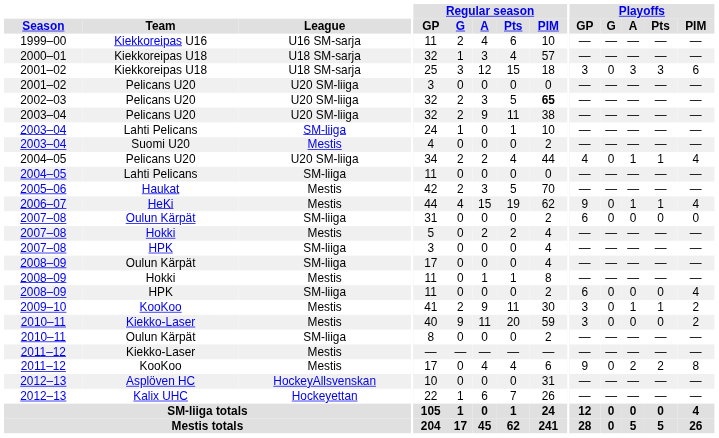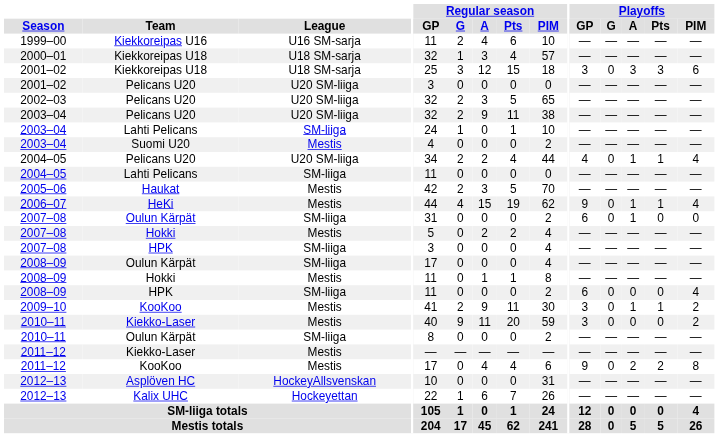(548, 100) bold -> (548, 100) normal
(633, 218) 0 -> (633, 218) 1
